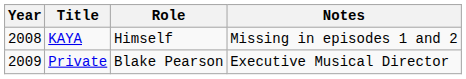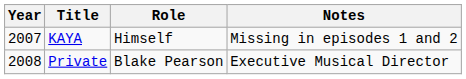(25, 39) 2008 -> (25, 39) 2007
(25, 62) 2009 -> (25, 62) 2008
